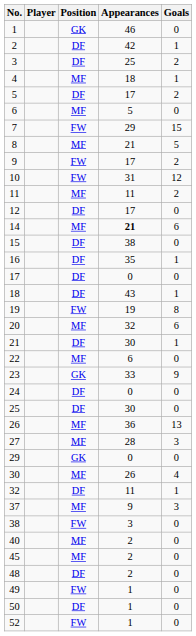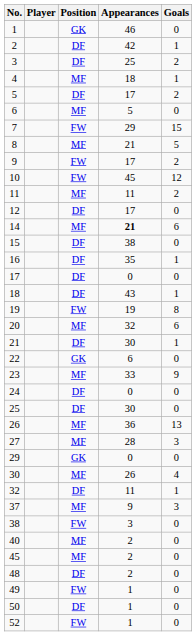(130, 177) 31 -> (130, 177) 45
(78, 359) MF -> (78, 359) GK
(78, 375) GK -> (78, 375) MF
